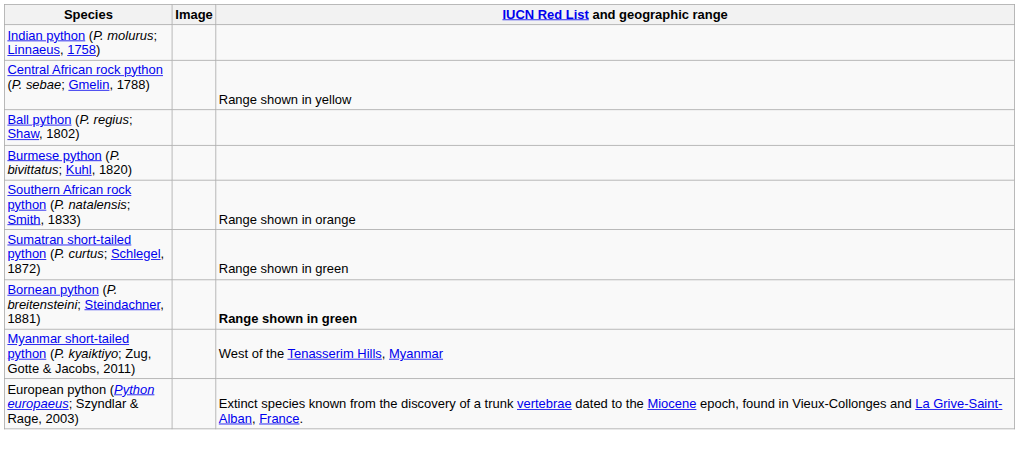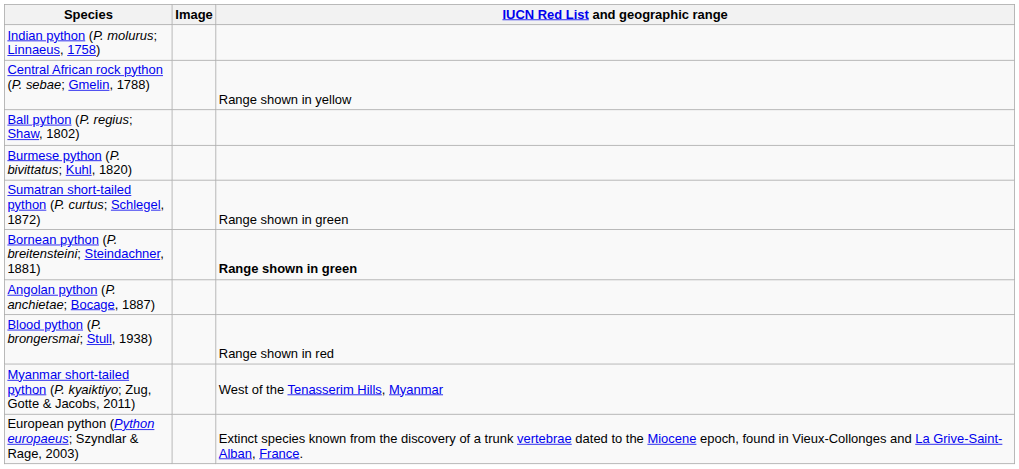- row: (69, 205)
+ row: (81, 297)
+ row: (80, 332)
